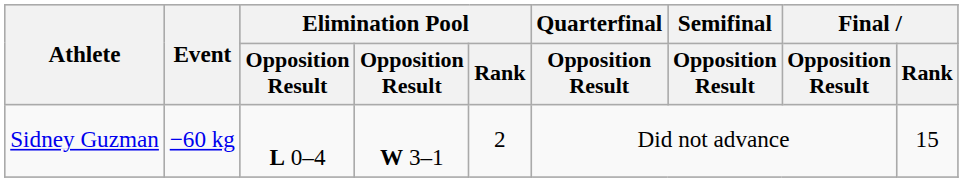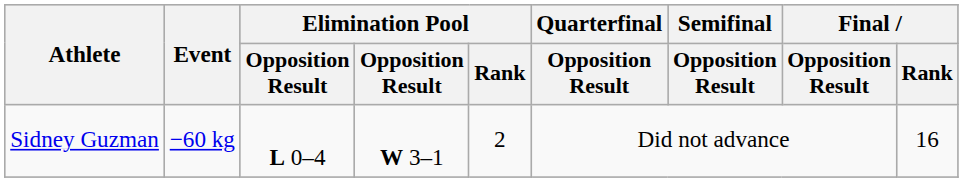(927, 140) 15 -> (927, 140) 16
